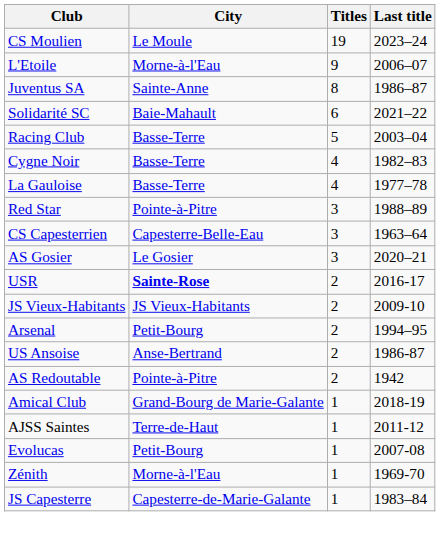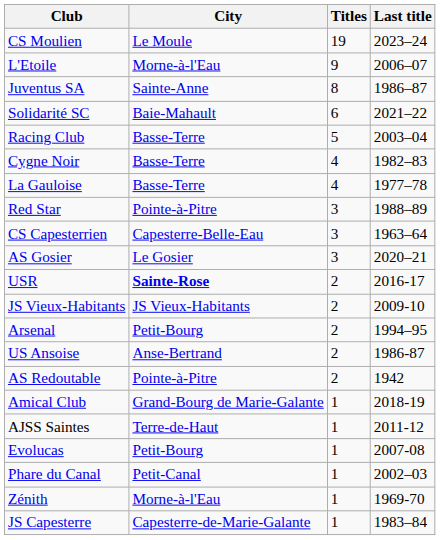+ row: (54, 474)
